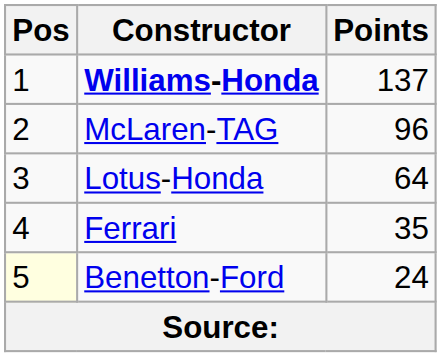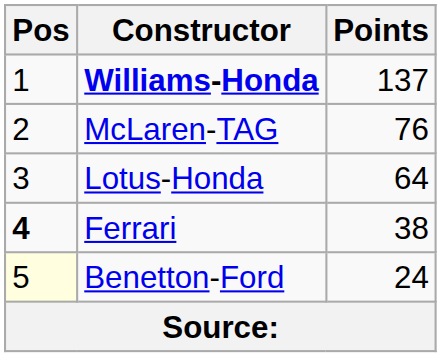(411, 129) 96 -> (411, 129) 76
(21, 228) normal -> (21, 228) bold
(411, 228) 35 -> (411, 228) 38
